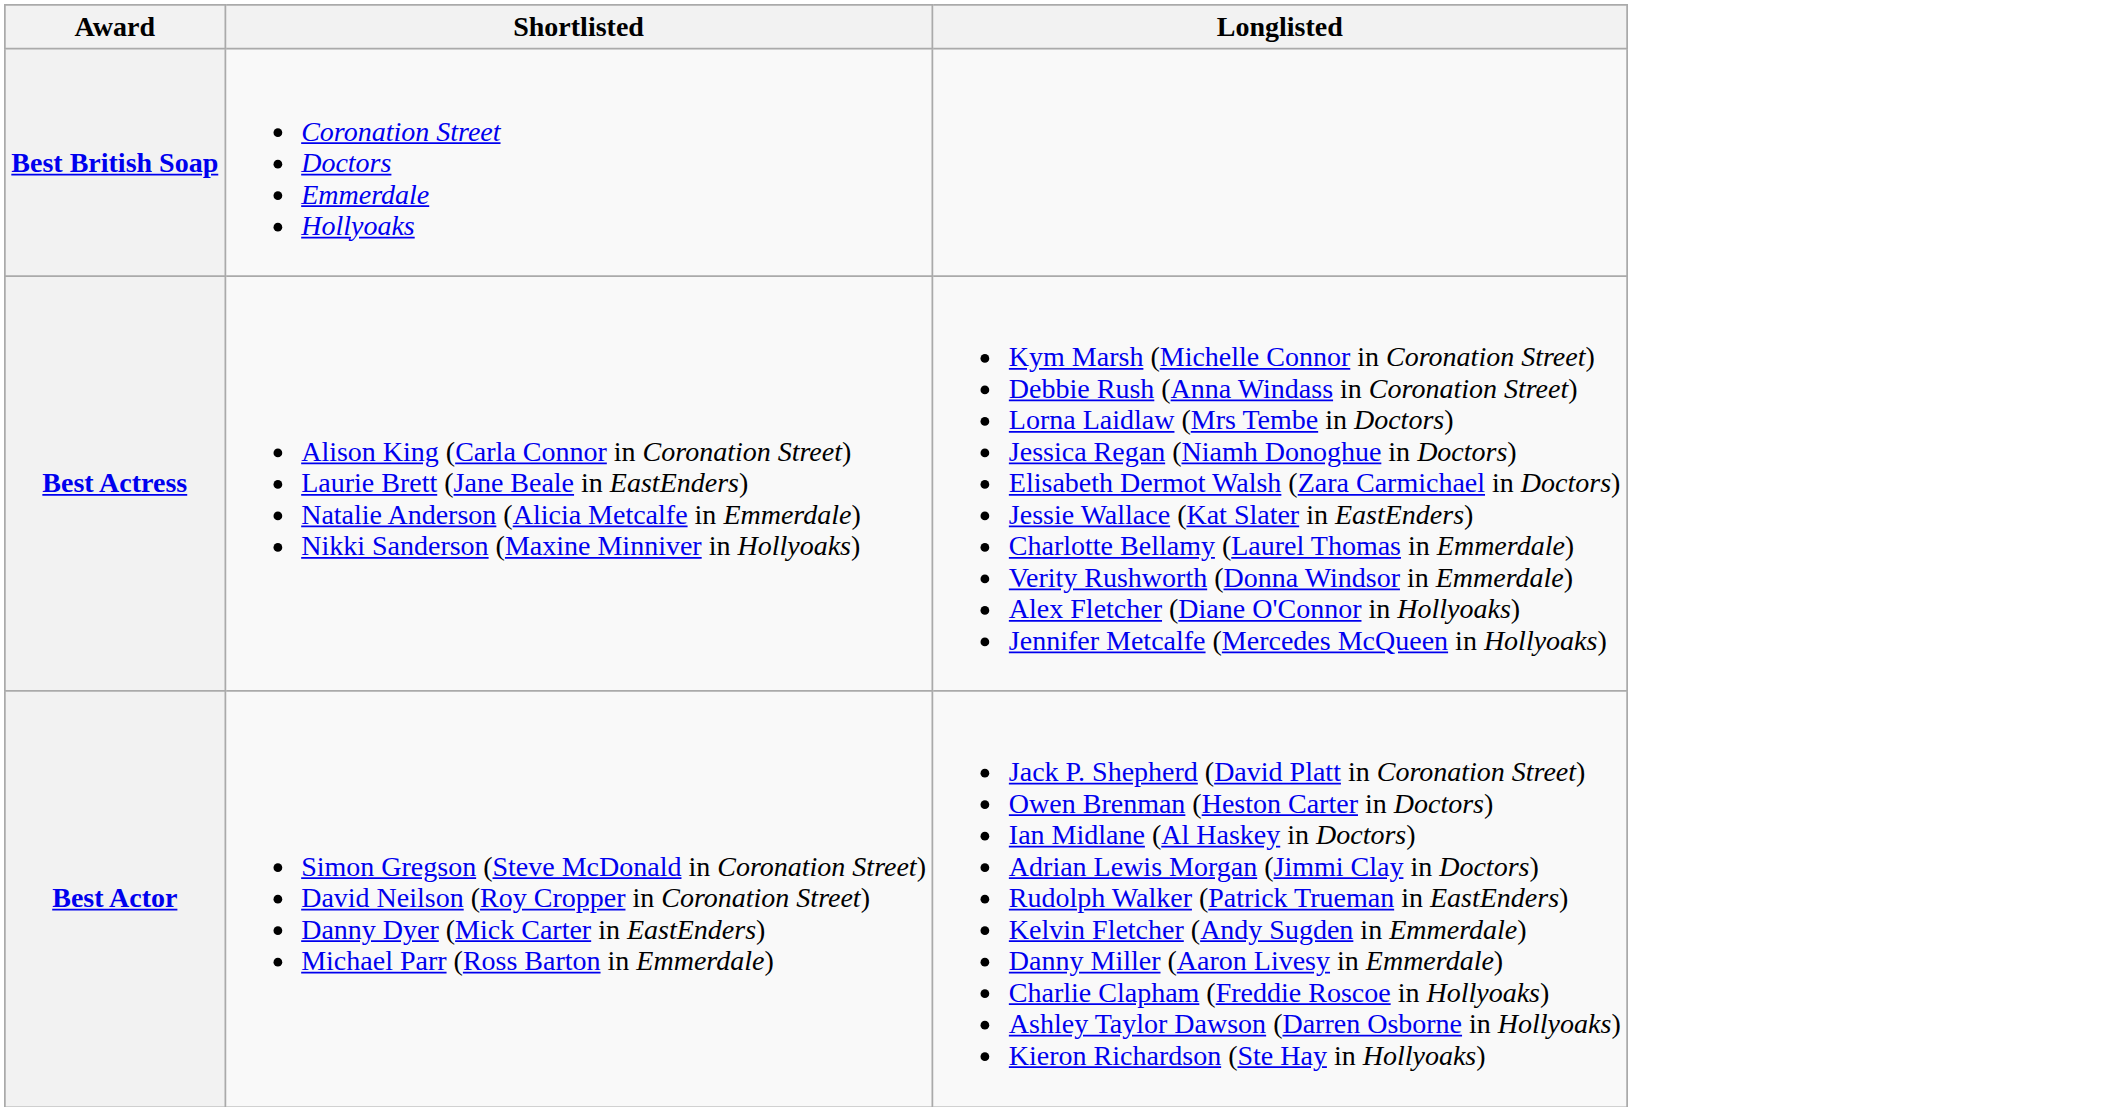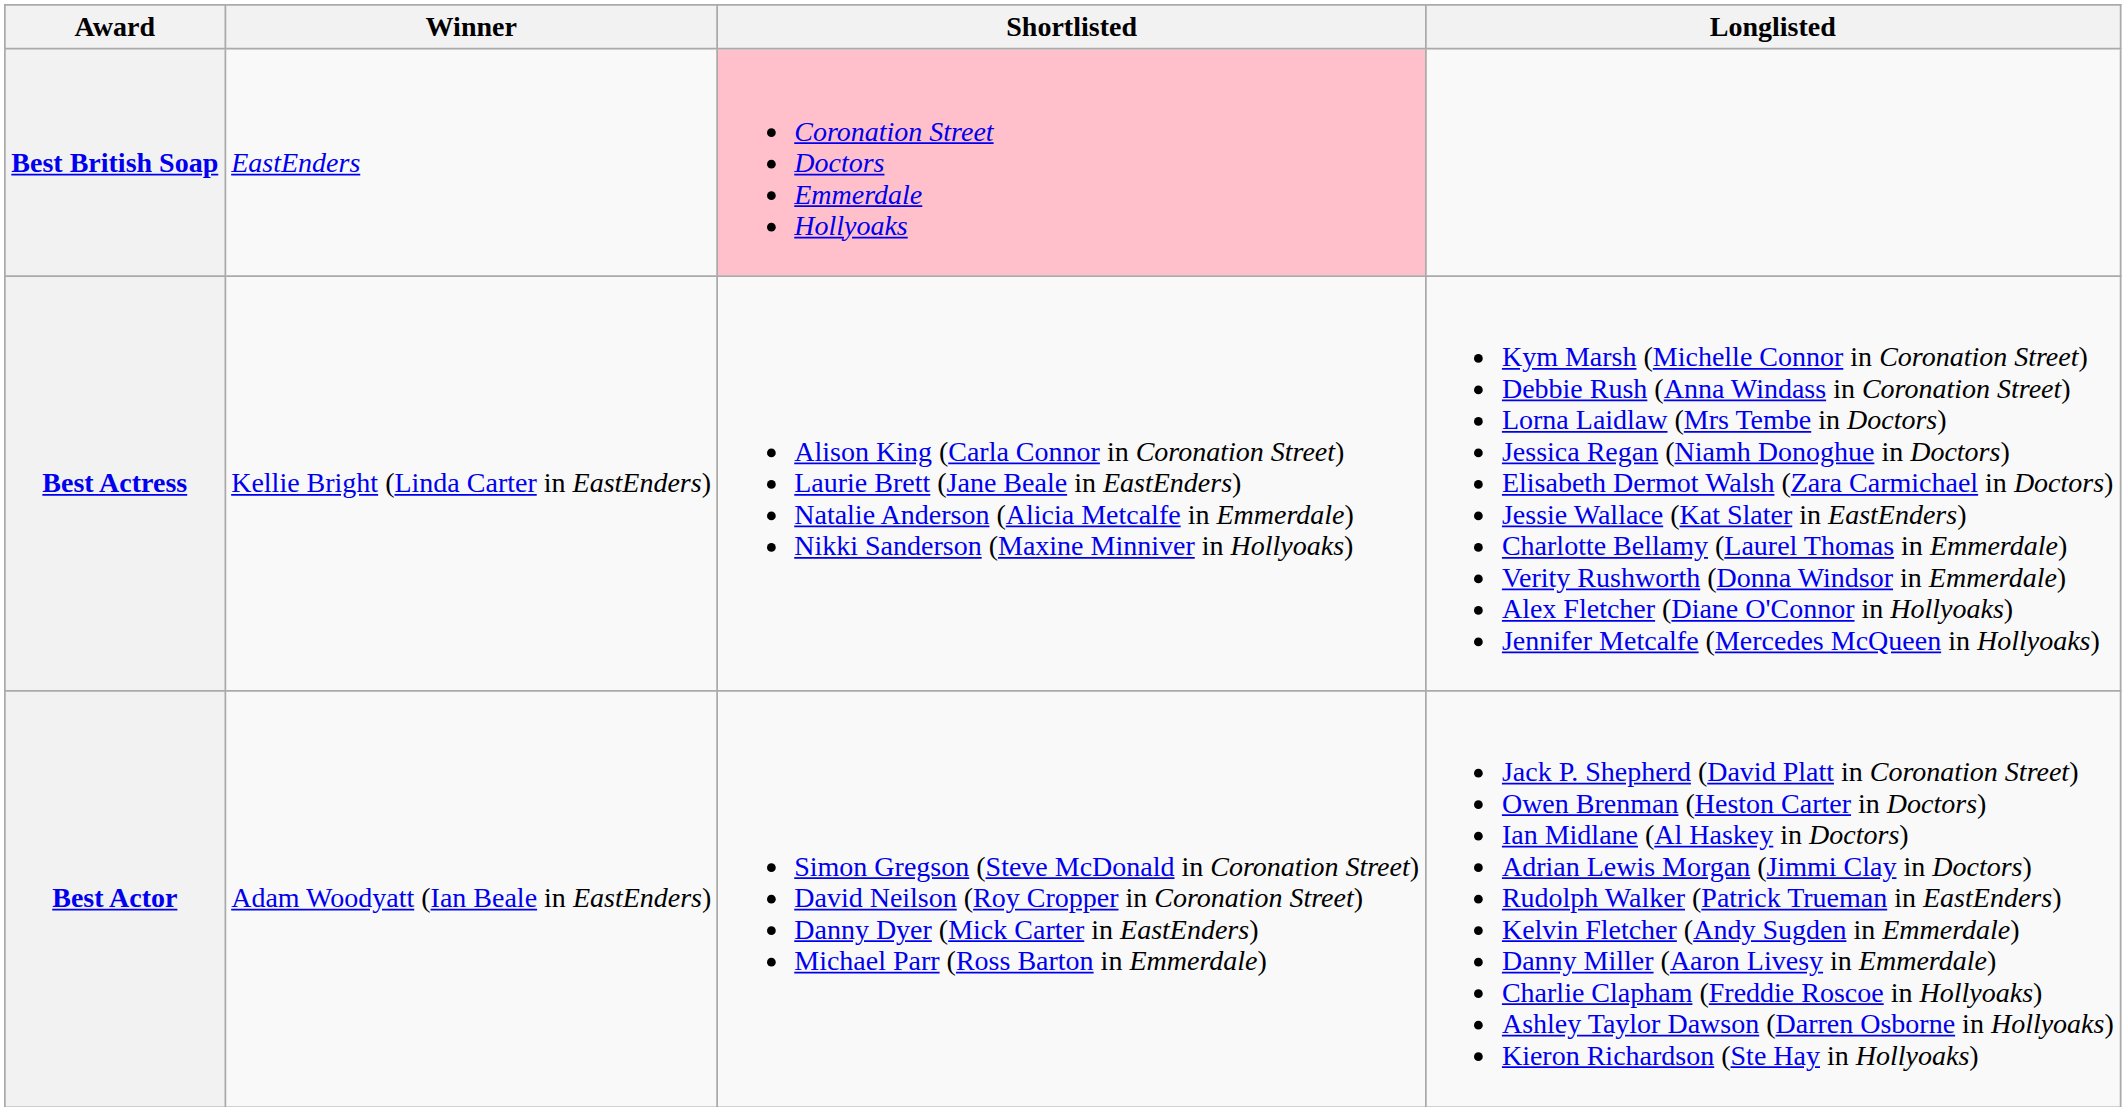+ column: (471, 26)
(579, 178) no background -> (1072, 178) pink background
